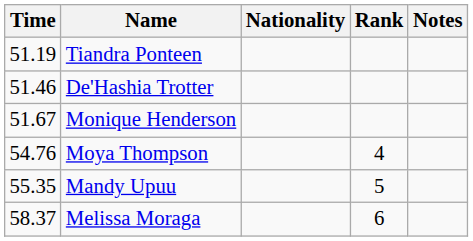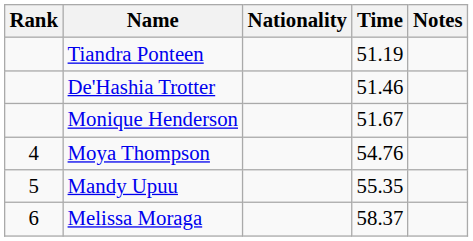columns swapped: (379, 20) <-> (33, 20)
